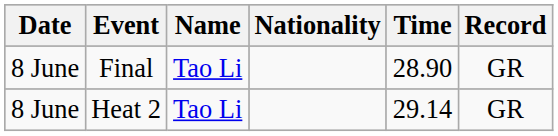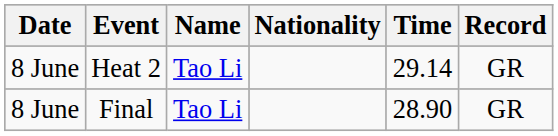rows swapped: (126, 109) <-> (126, 67)
